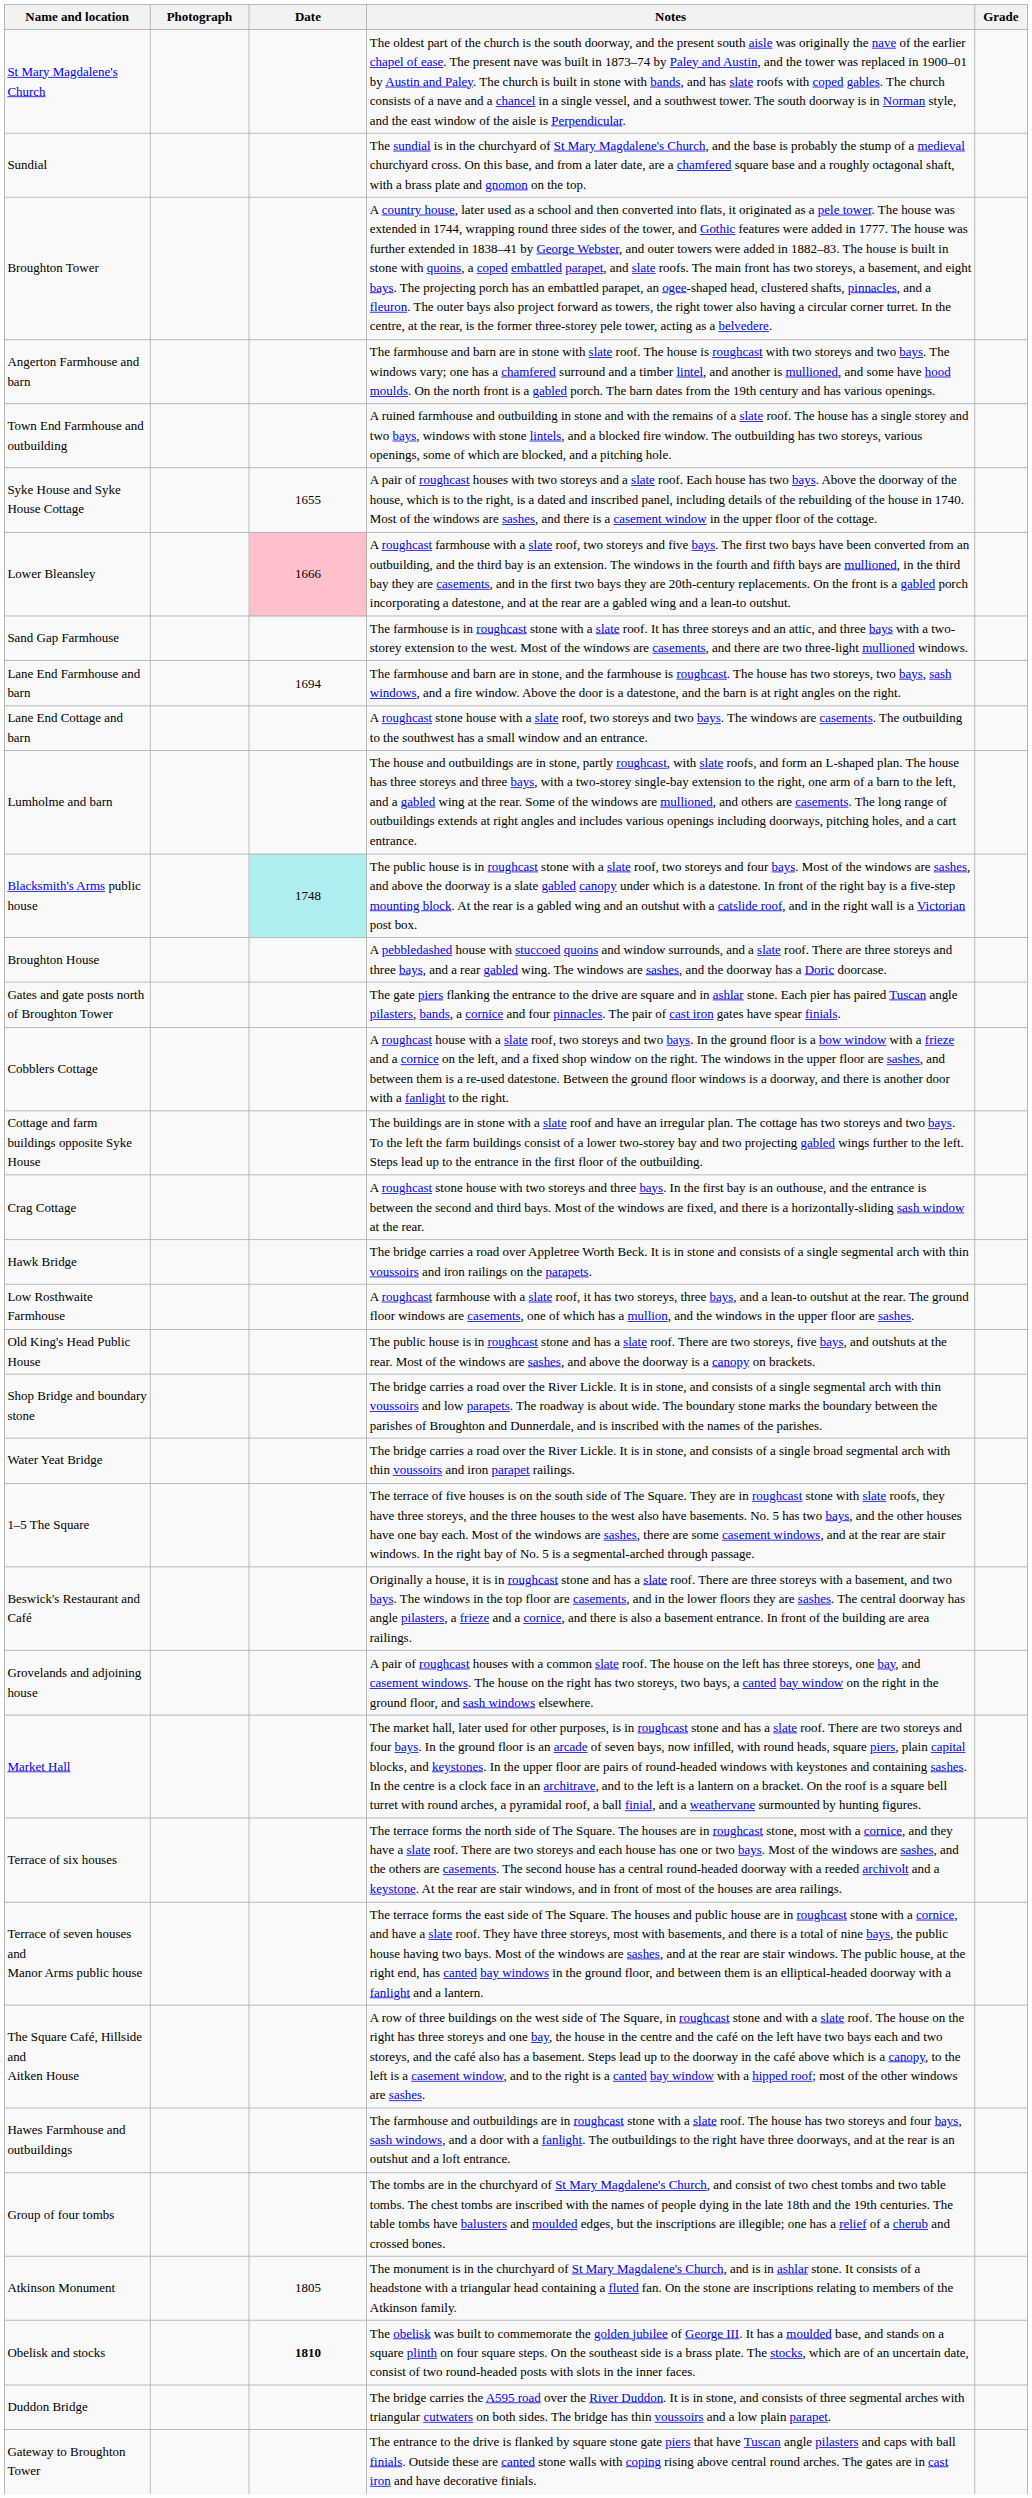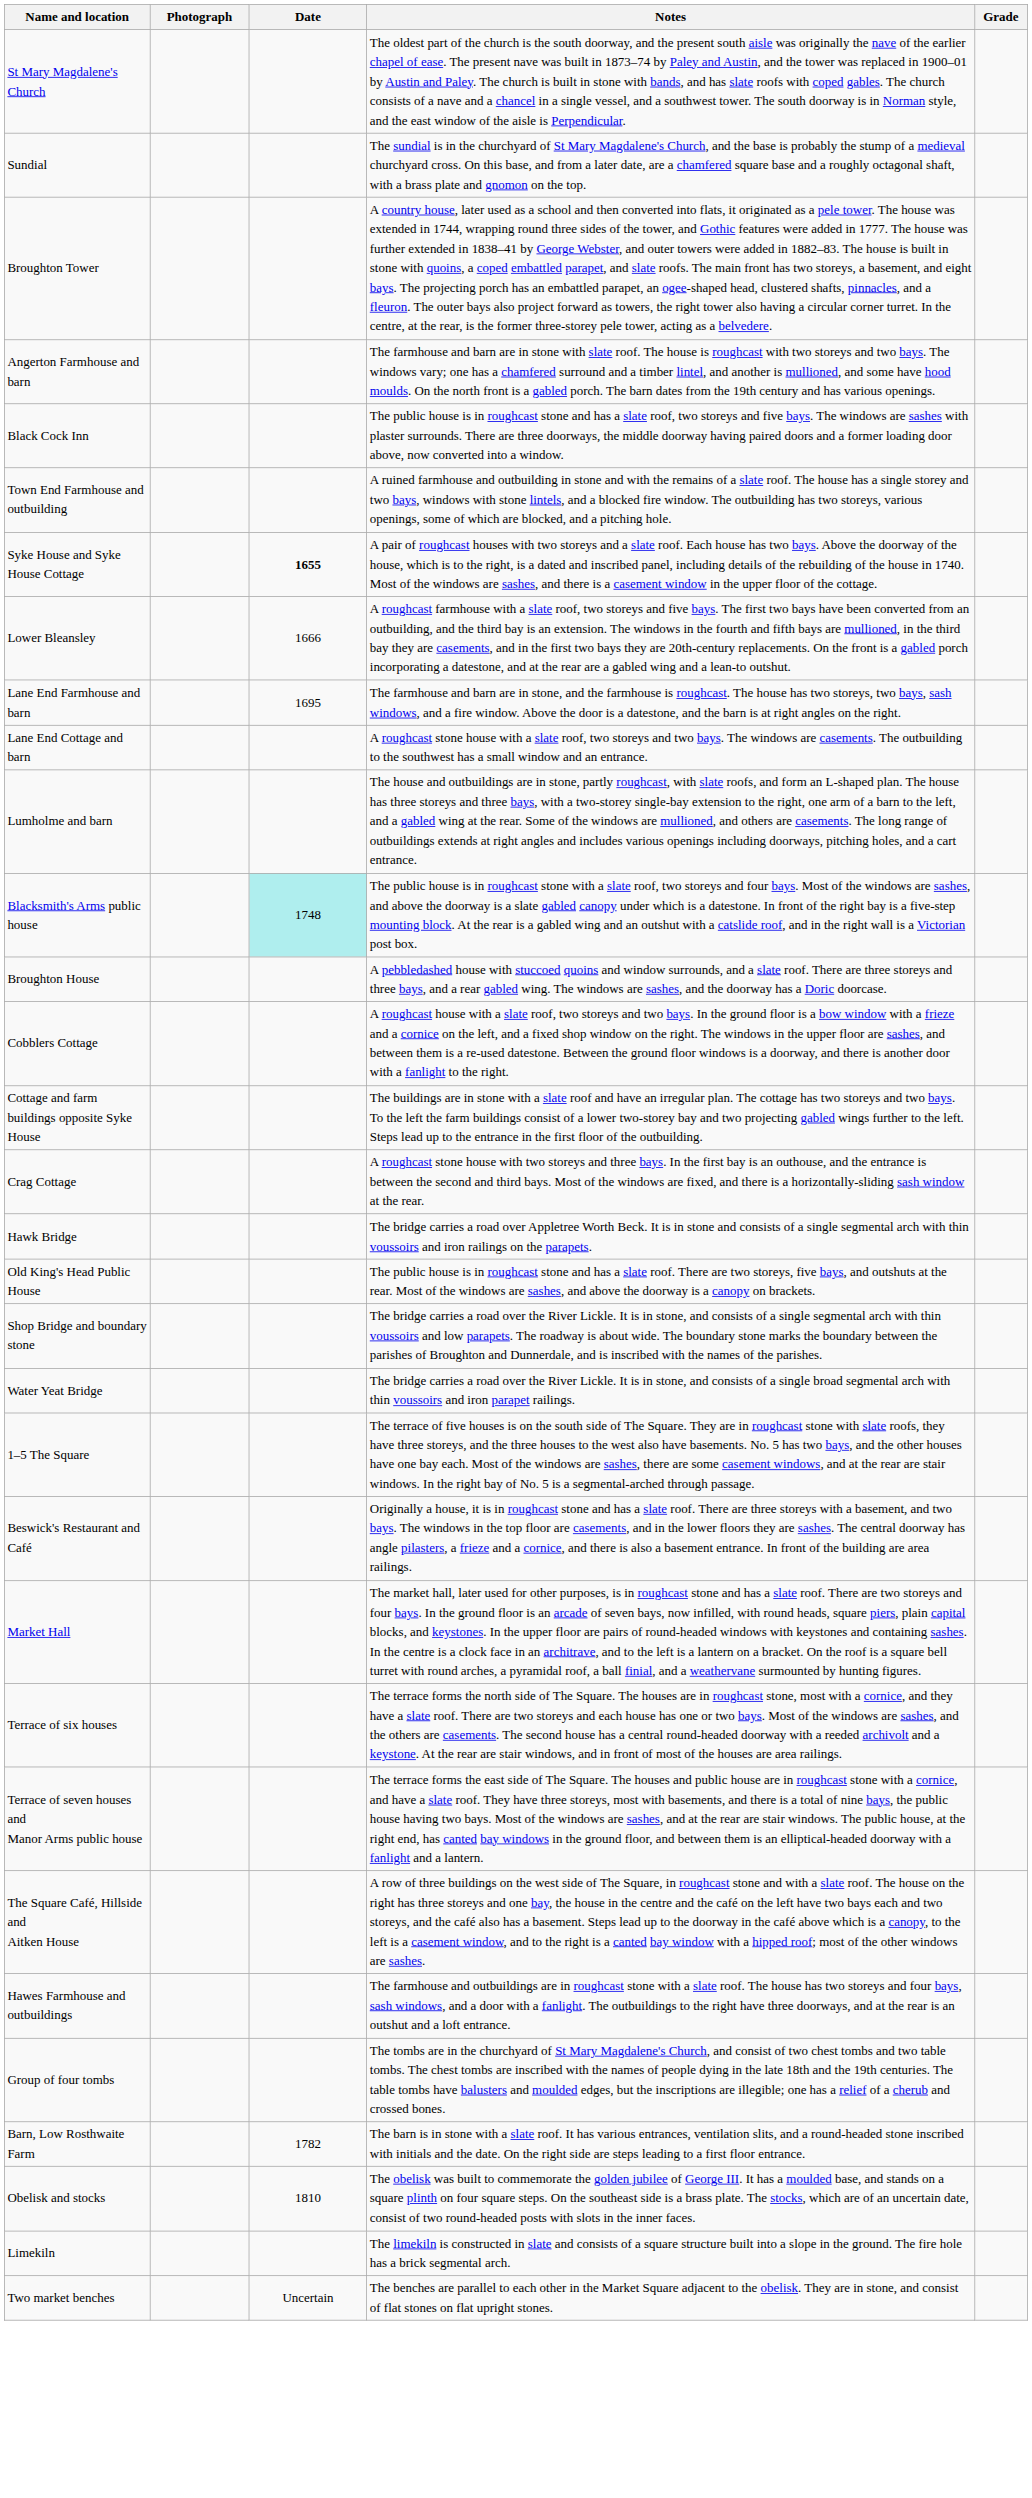+ row: (48, 435)
(308, 500) normal -> (308, 564) bold
(308, 574) pink background -> (308, 638) no background
- row: (63, 638)
(308, 683) 1694 -> (308, 702) 1695
- row: (76, 1004)
- row: (50, 1306)
- row: (74, 1682)
+ row: (66, 2144)
- row: (61, 2288)
(308, 2352) bold -> (308, 2198) normal
- row: (48, 2407)
- row: (66, 2461)
+ row: (31, 2253)
+ row: (61, 2298)
